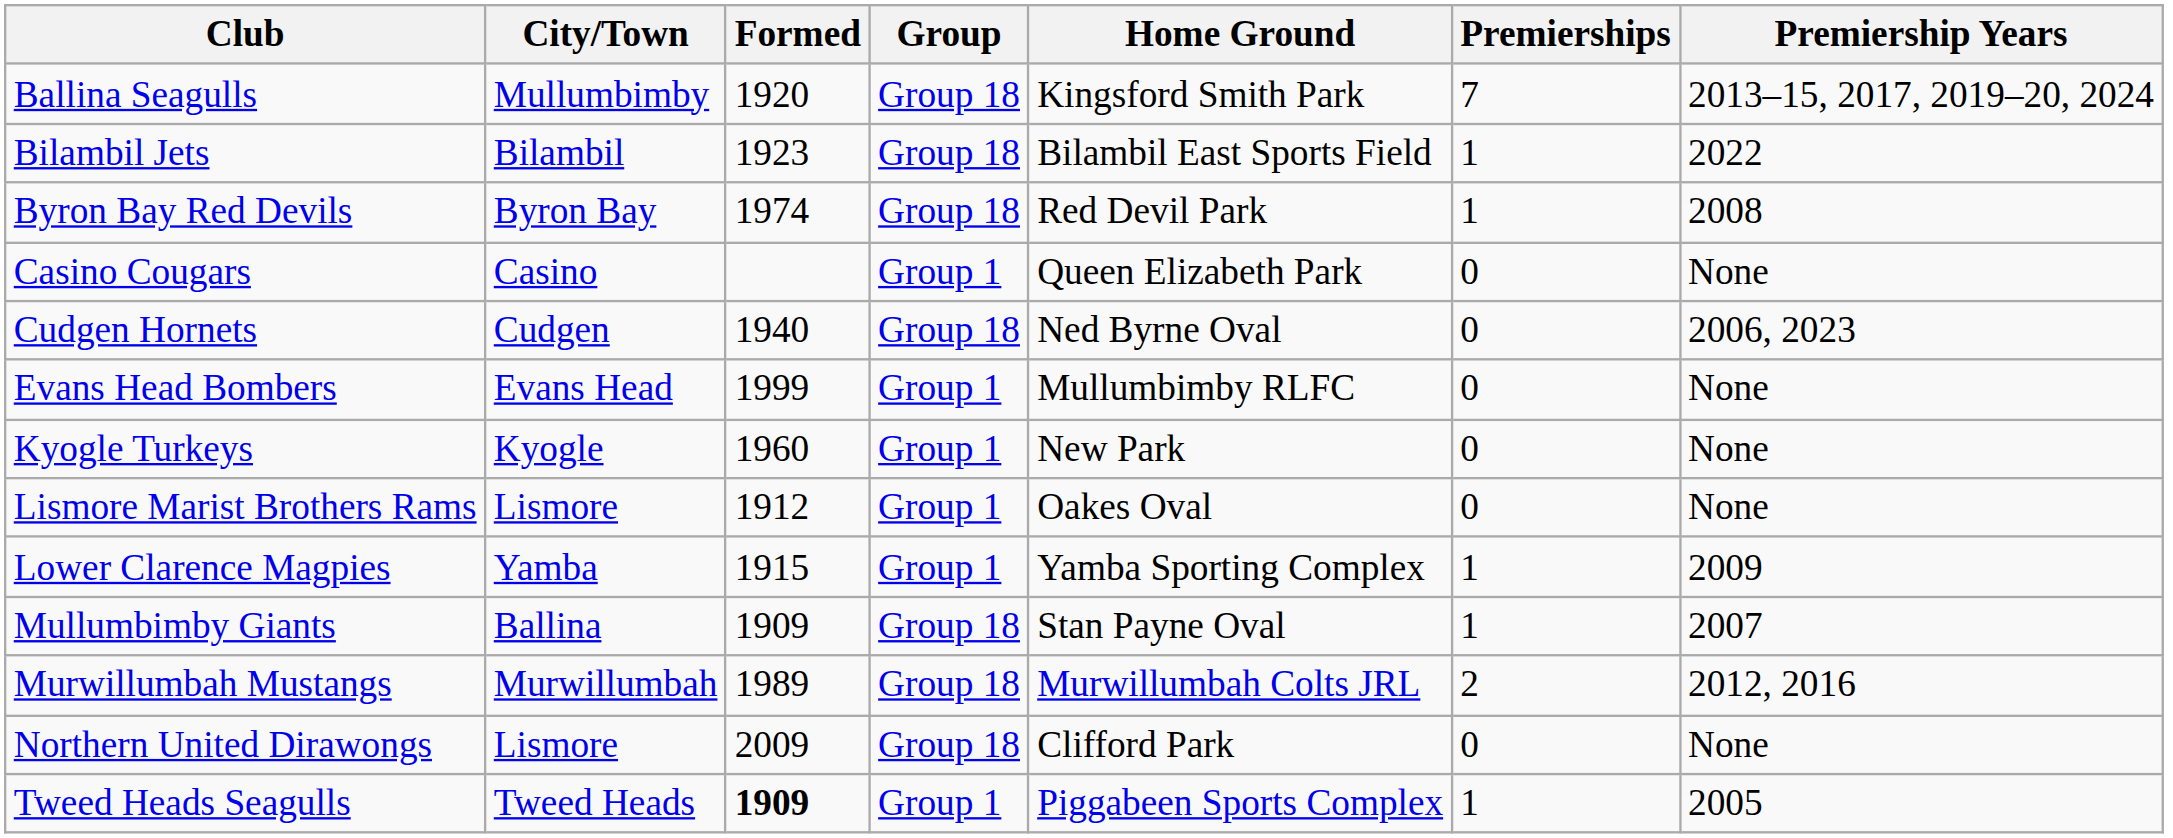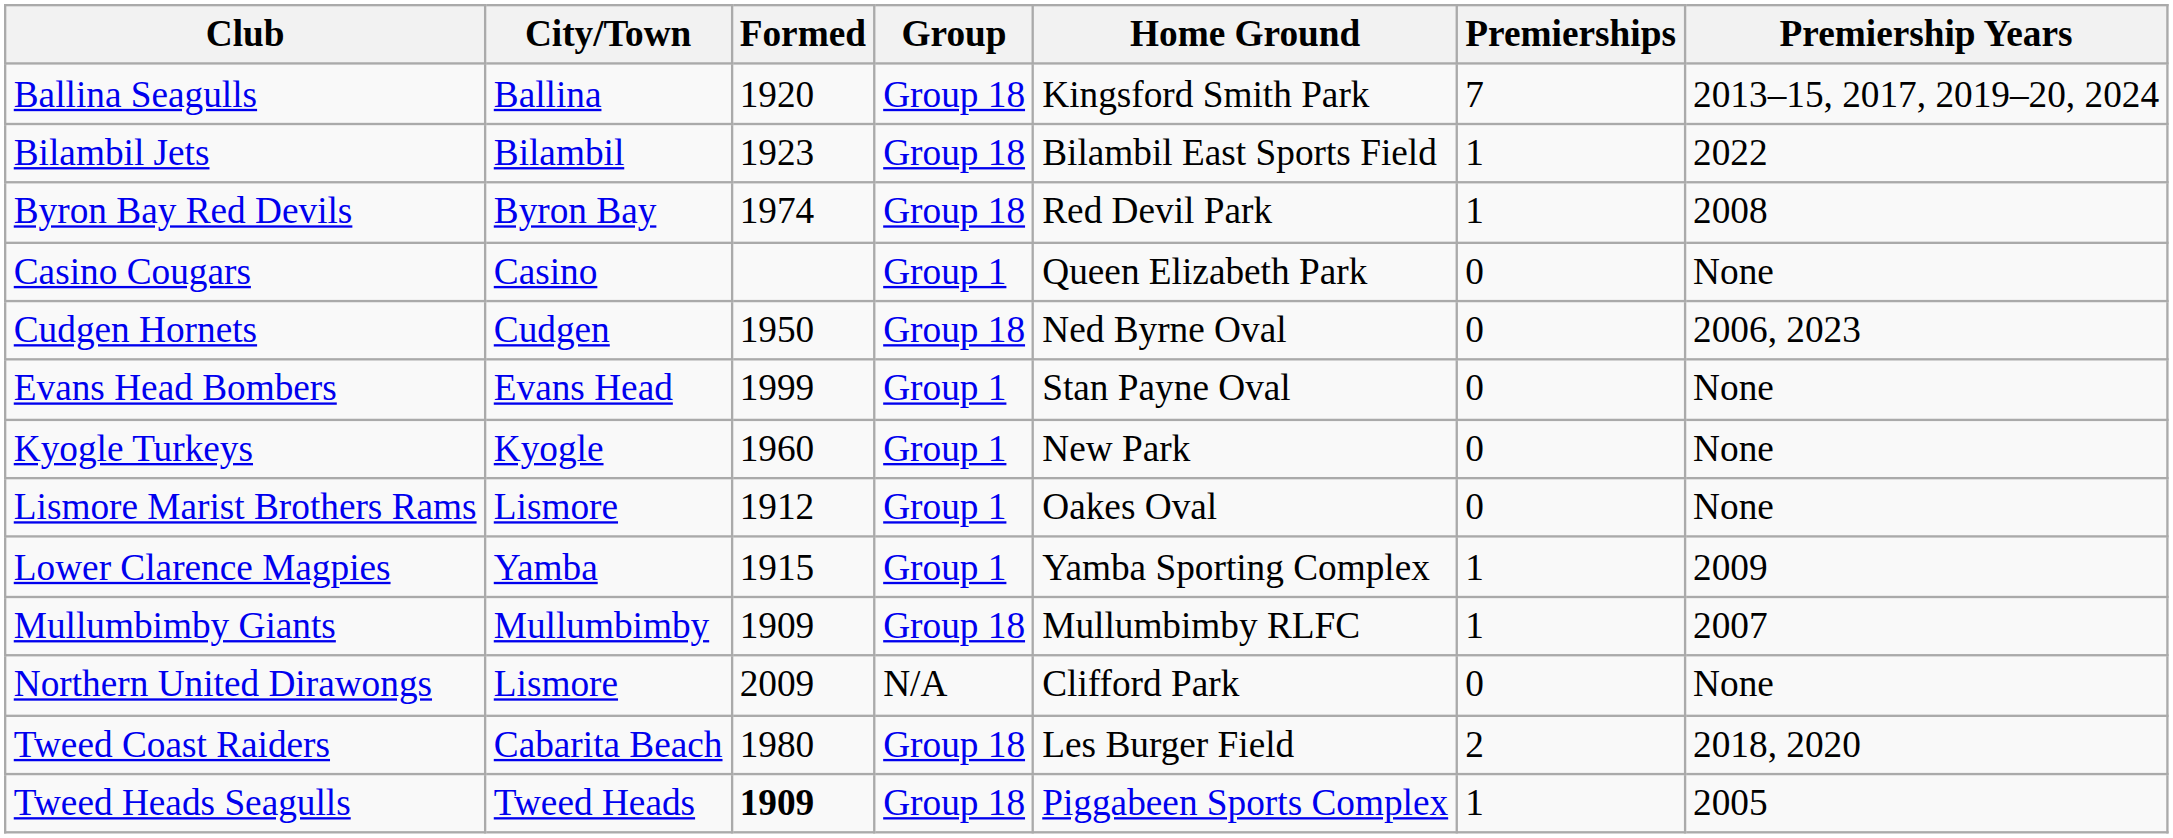(601, 93) Mullumbimby -> (548, 93) Ballina
(772, 329) 1940 -> (777, 329) 1950
(1196, 388) Mullumbimby RLFC -> (1166, 388) Stan Payne Oval
(548, 625) Ballina -> (601, 625) Mullumbimby
(1161, 625) Stan Payne Oval -> (1201, 625) Mullumbimby RLFC
- row: (203, 684)
(949, 743) Group 18 -> (915, 684) N/A
+ row: (172, 743)
(940, 802) Group 1 -> (954, 802) Group 18
